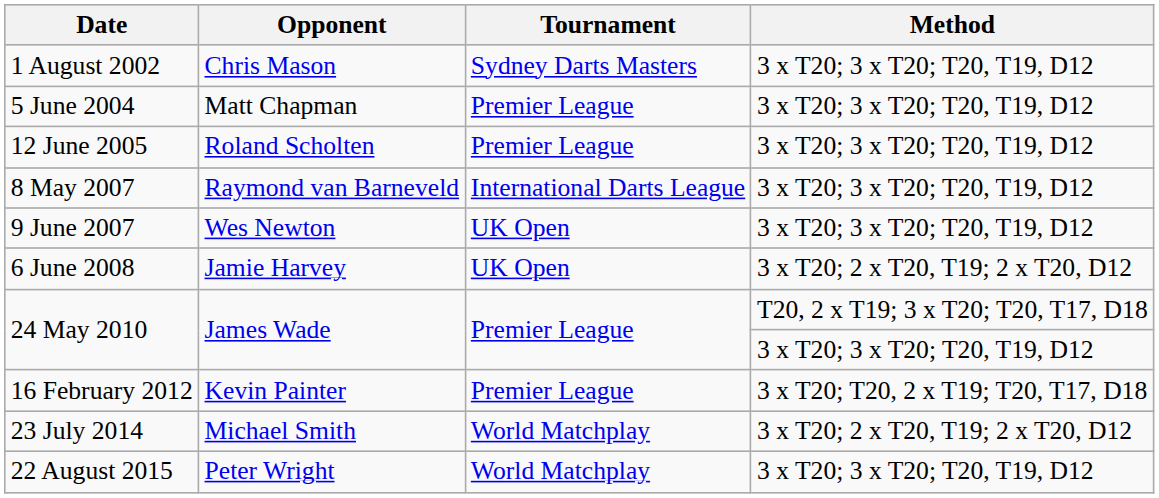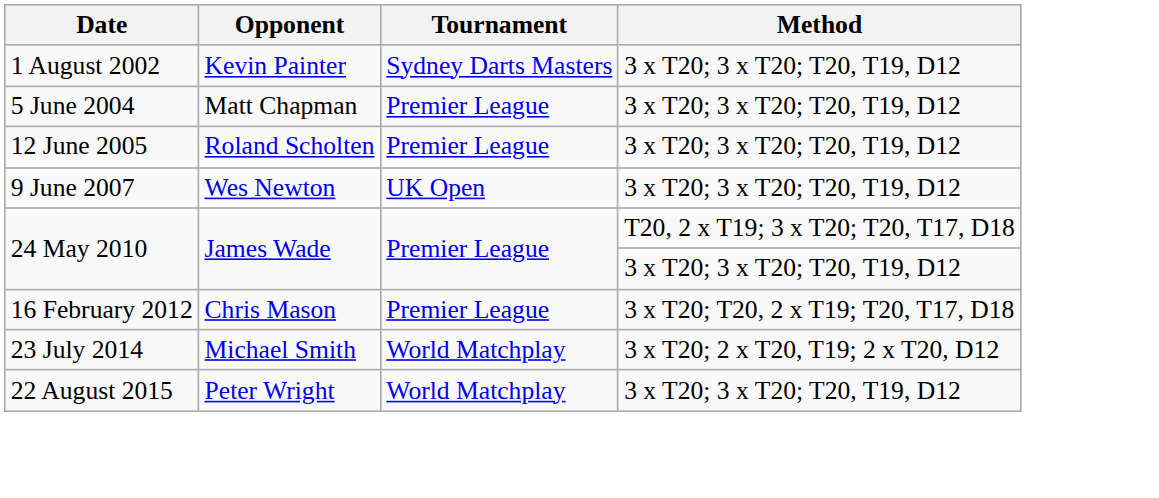(270, 65) Chris Mason -> (275, 65) Kevin Painter
- row: (73, 187)
- row: (73, 268)
(275, 390) Kevin Painter -> (270, 308) Chris Mason
